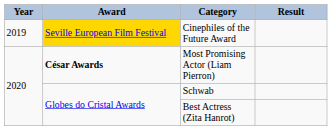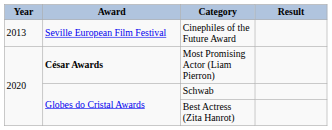(16, 33) 2019 -> (16, 33) 2013
(106, 33) gold background -> (106, 33) no background
